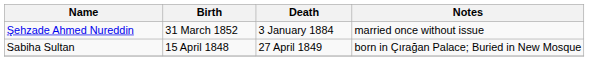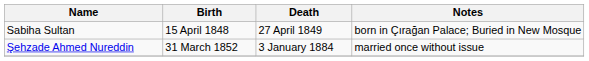rows swapped: (41, 47) <-> (70, 30)
